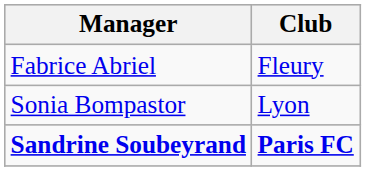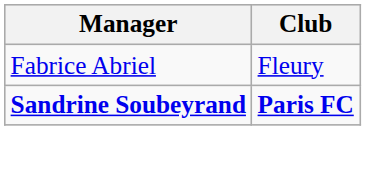- row: (98, 104)
